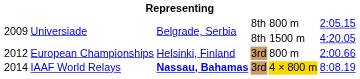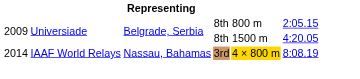- row: (16, 53)
(202, 68) bold -> (167, 53) normal
